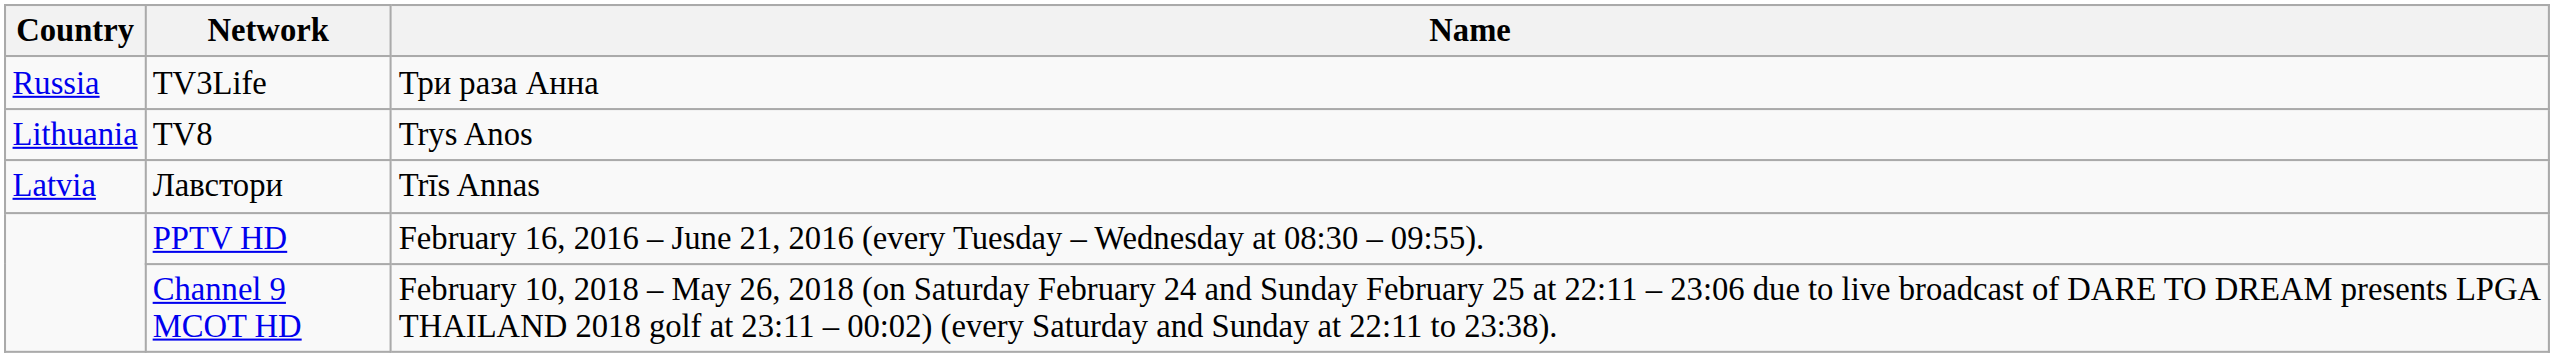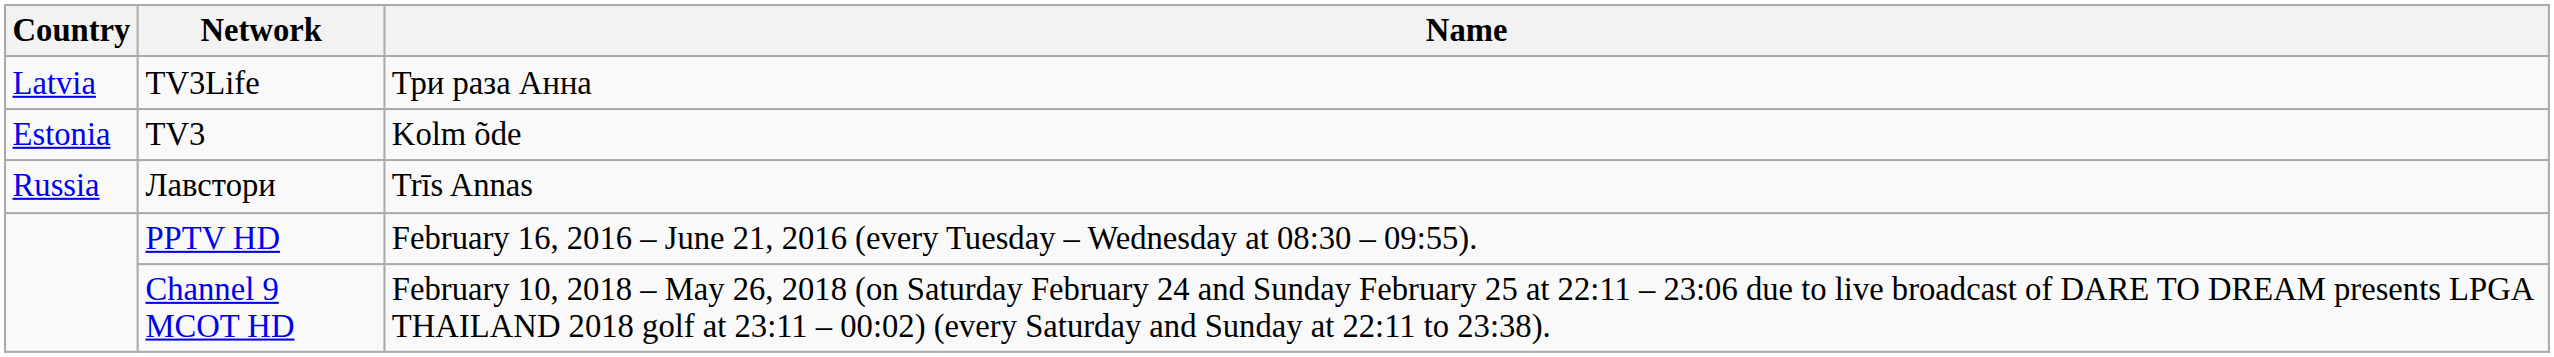(56, 82) Russia -> (54, 82) Latvia
- row: (183, 133)
+ row: (175, 133)
(54, 185) Latvia -> (56, 185) Russia
